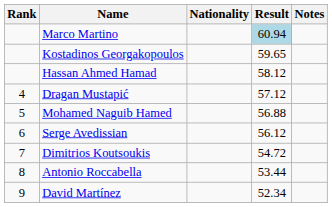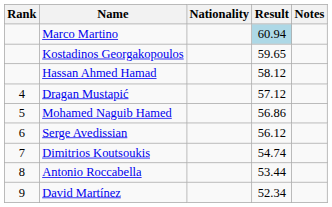(272, 113) 56.88 -> (272, 113) 56.86
(272, 152) 54.72 -> (272, 152) 54.74
